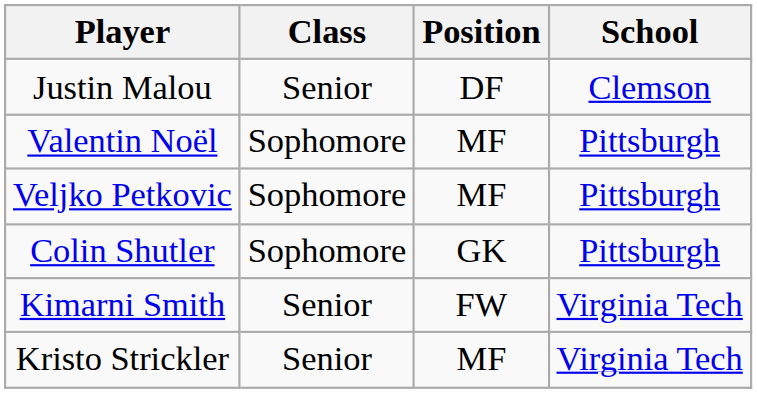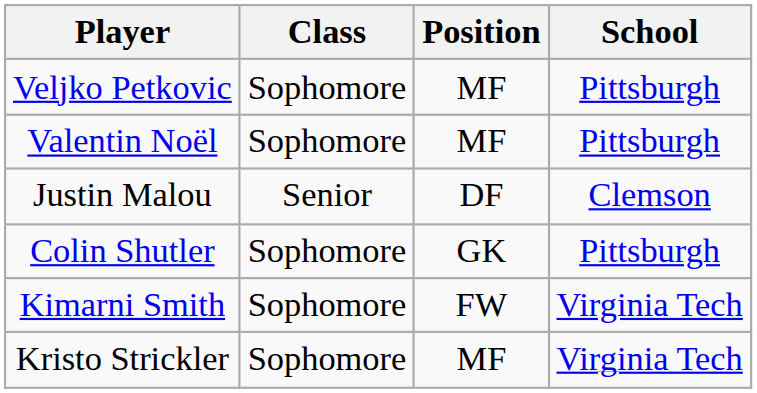rows swapped: (122, 86) <-> (122, 195)
(327, 304) Senior -> (327, 304) Sophomore
(327, 359) Senior -> (327, 359) Sophomore
